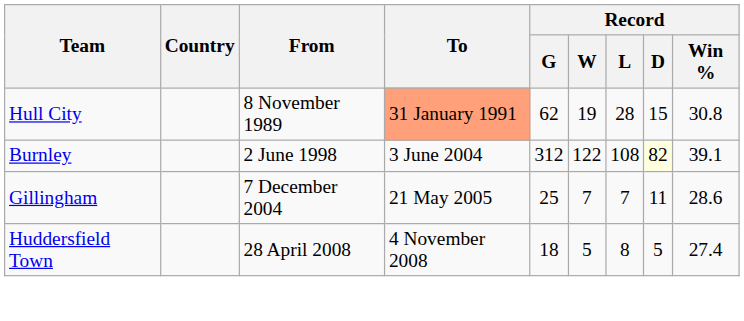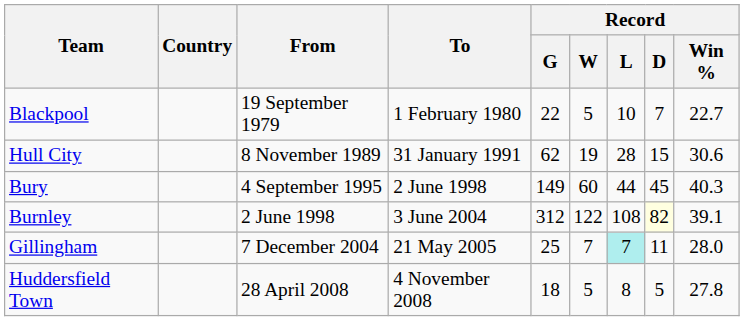+ row: (49, 113)
(453, 113) lightsalmon background -> (457, 155) no background
(706, 113) 30.8 -> (706, 155) 30.6
+ row: (28, 186)
(625, 197) no background -> (626, 247) paleturquoise background
(706, 197) 28.6 -> (706, 247) 28.0
(706, 249) 27.4 -> (706, 289) 27.8
